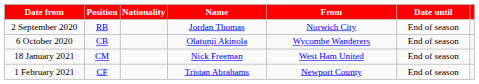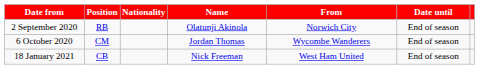(217, 27) Jordan Thomas -> (217, 27) Olatunji Akinola
(102, 42) CB -> (102, 42) CM
(217, 42) Olatunji Akinola -> (217, 42) Jordan Thomas
(102, 57) CM -> (102, 57) CB
- row: (44, 72)
